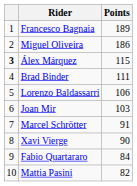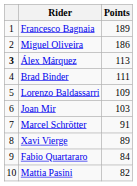(123, 60) 115 -> (123, 60) 113
(123, 92) 106 -> (123, 92) 109
(125, 141) 90 -> (125, 141) 89
